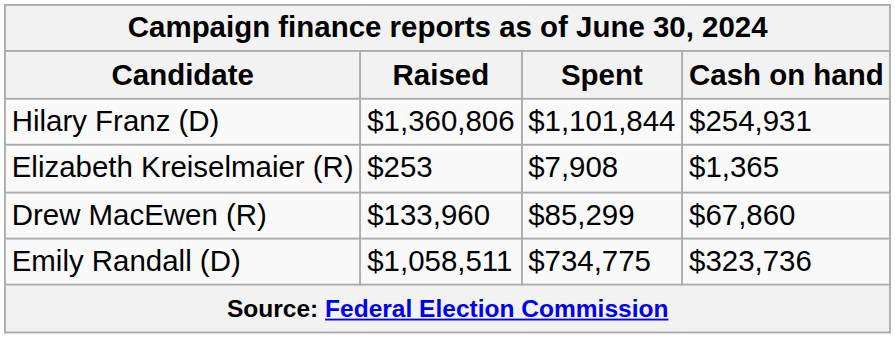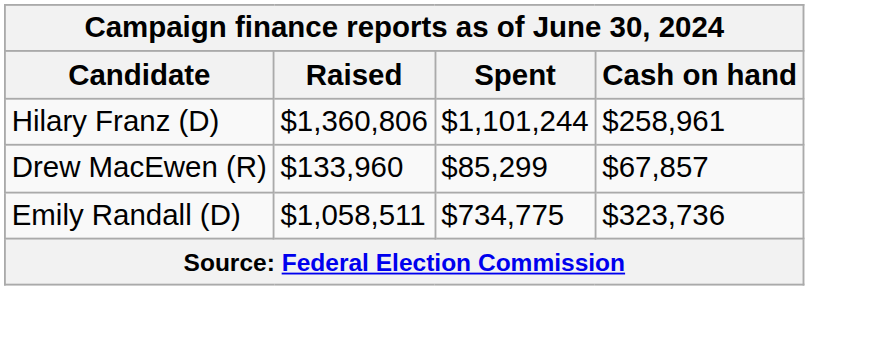(602, 121) $1,101,844 -> (515, 121) $1,101,244
(750, 121) $254,931 -> (664, 121) $258,961
- row: (183, 167)
(742, 214) $67,860 -> (656, 167) $67,857
